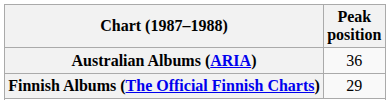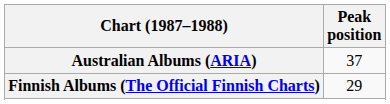(354, 60) 36 -> (354, 60) 37
